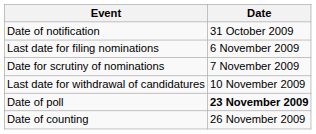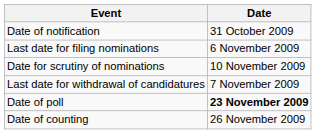(255, 66) 7 November 2009 -> (258, 66) 10 November 2009
(258, 84) 10 November 2009 -> (255, 84) 7 November 2009
